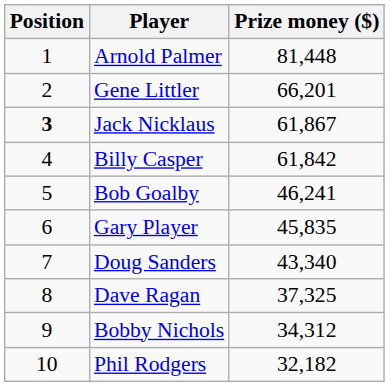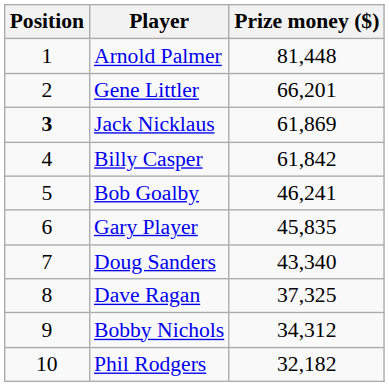(307, 124) 61,867 -> (307, 124) 61,869
